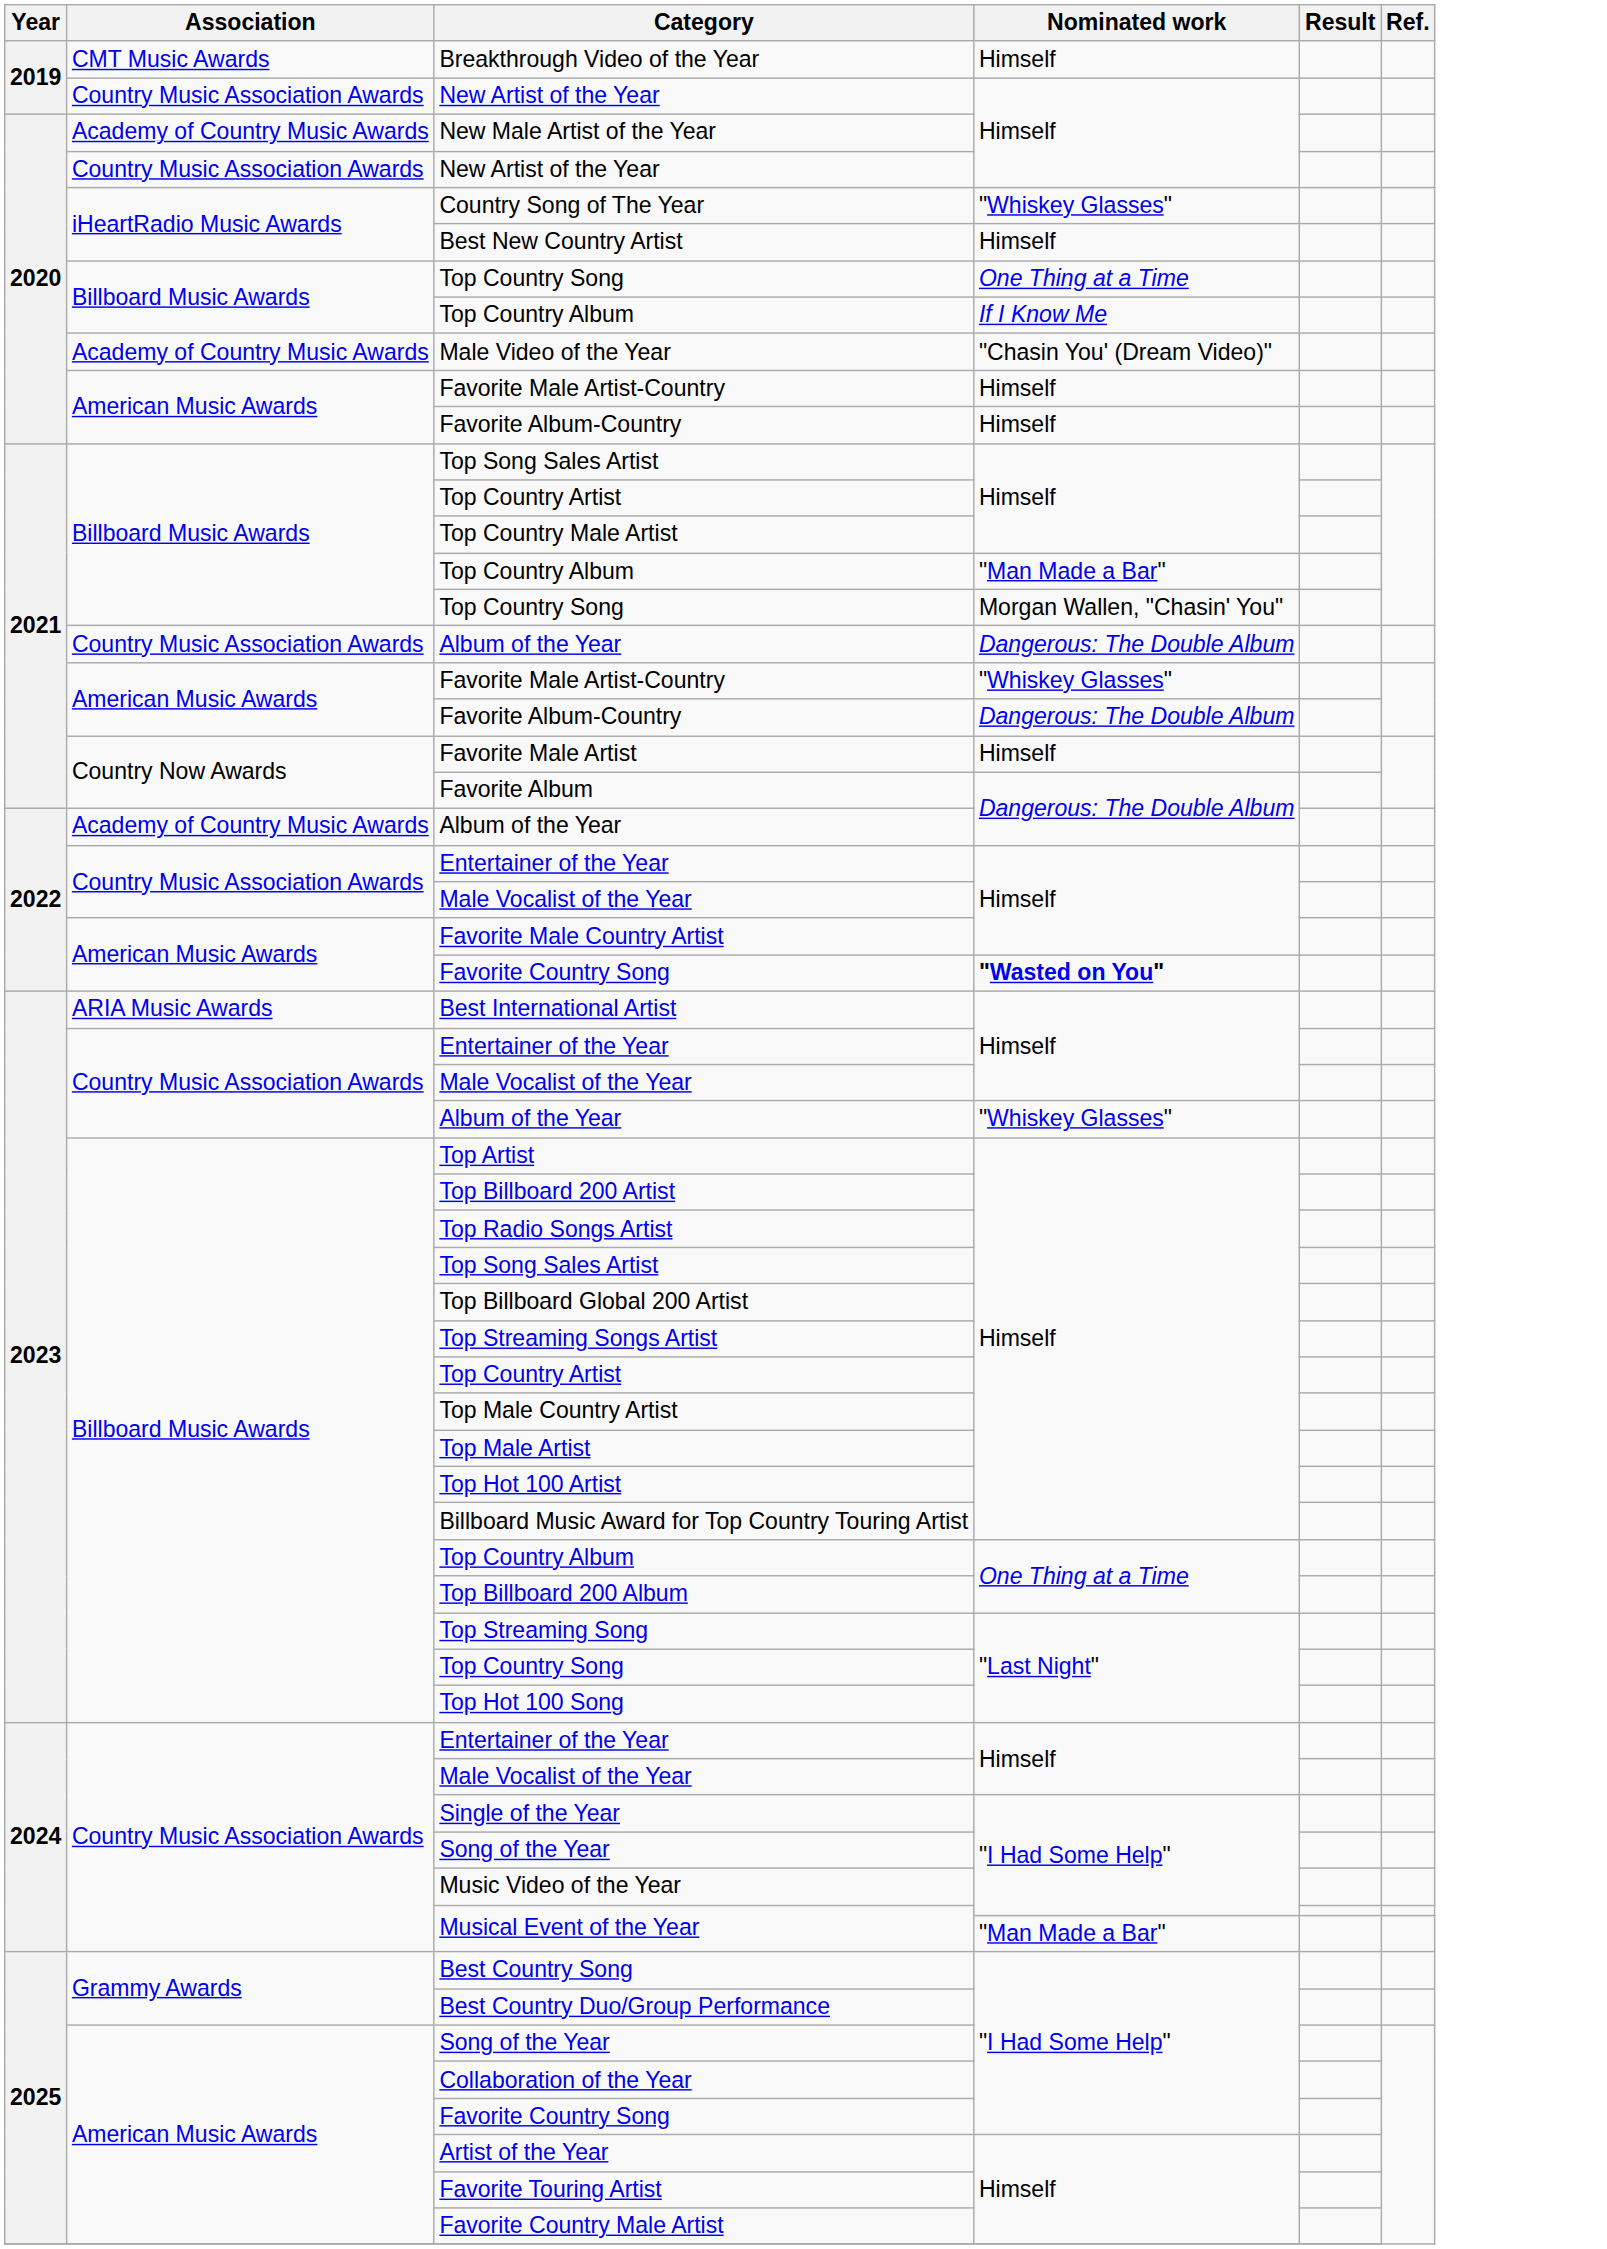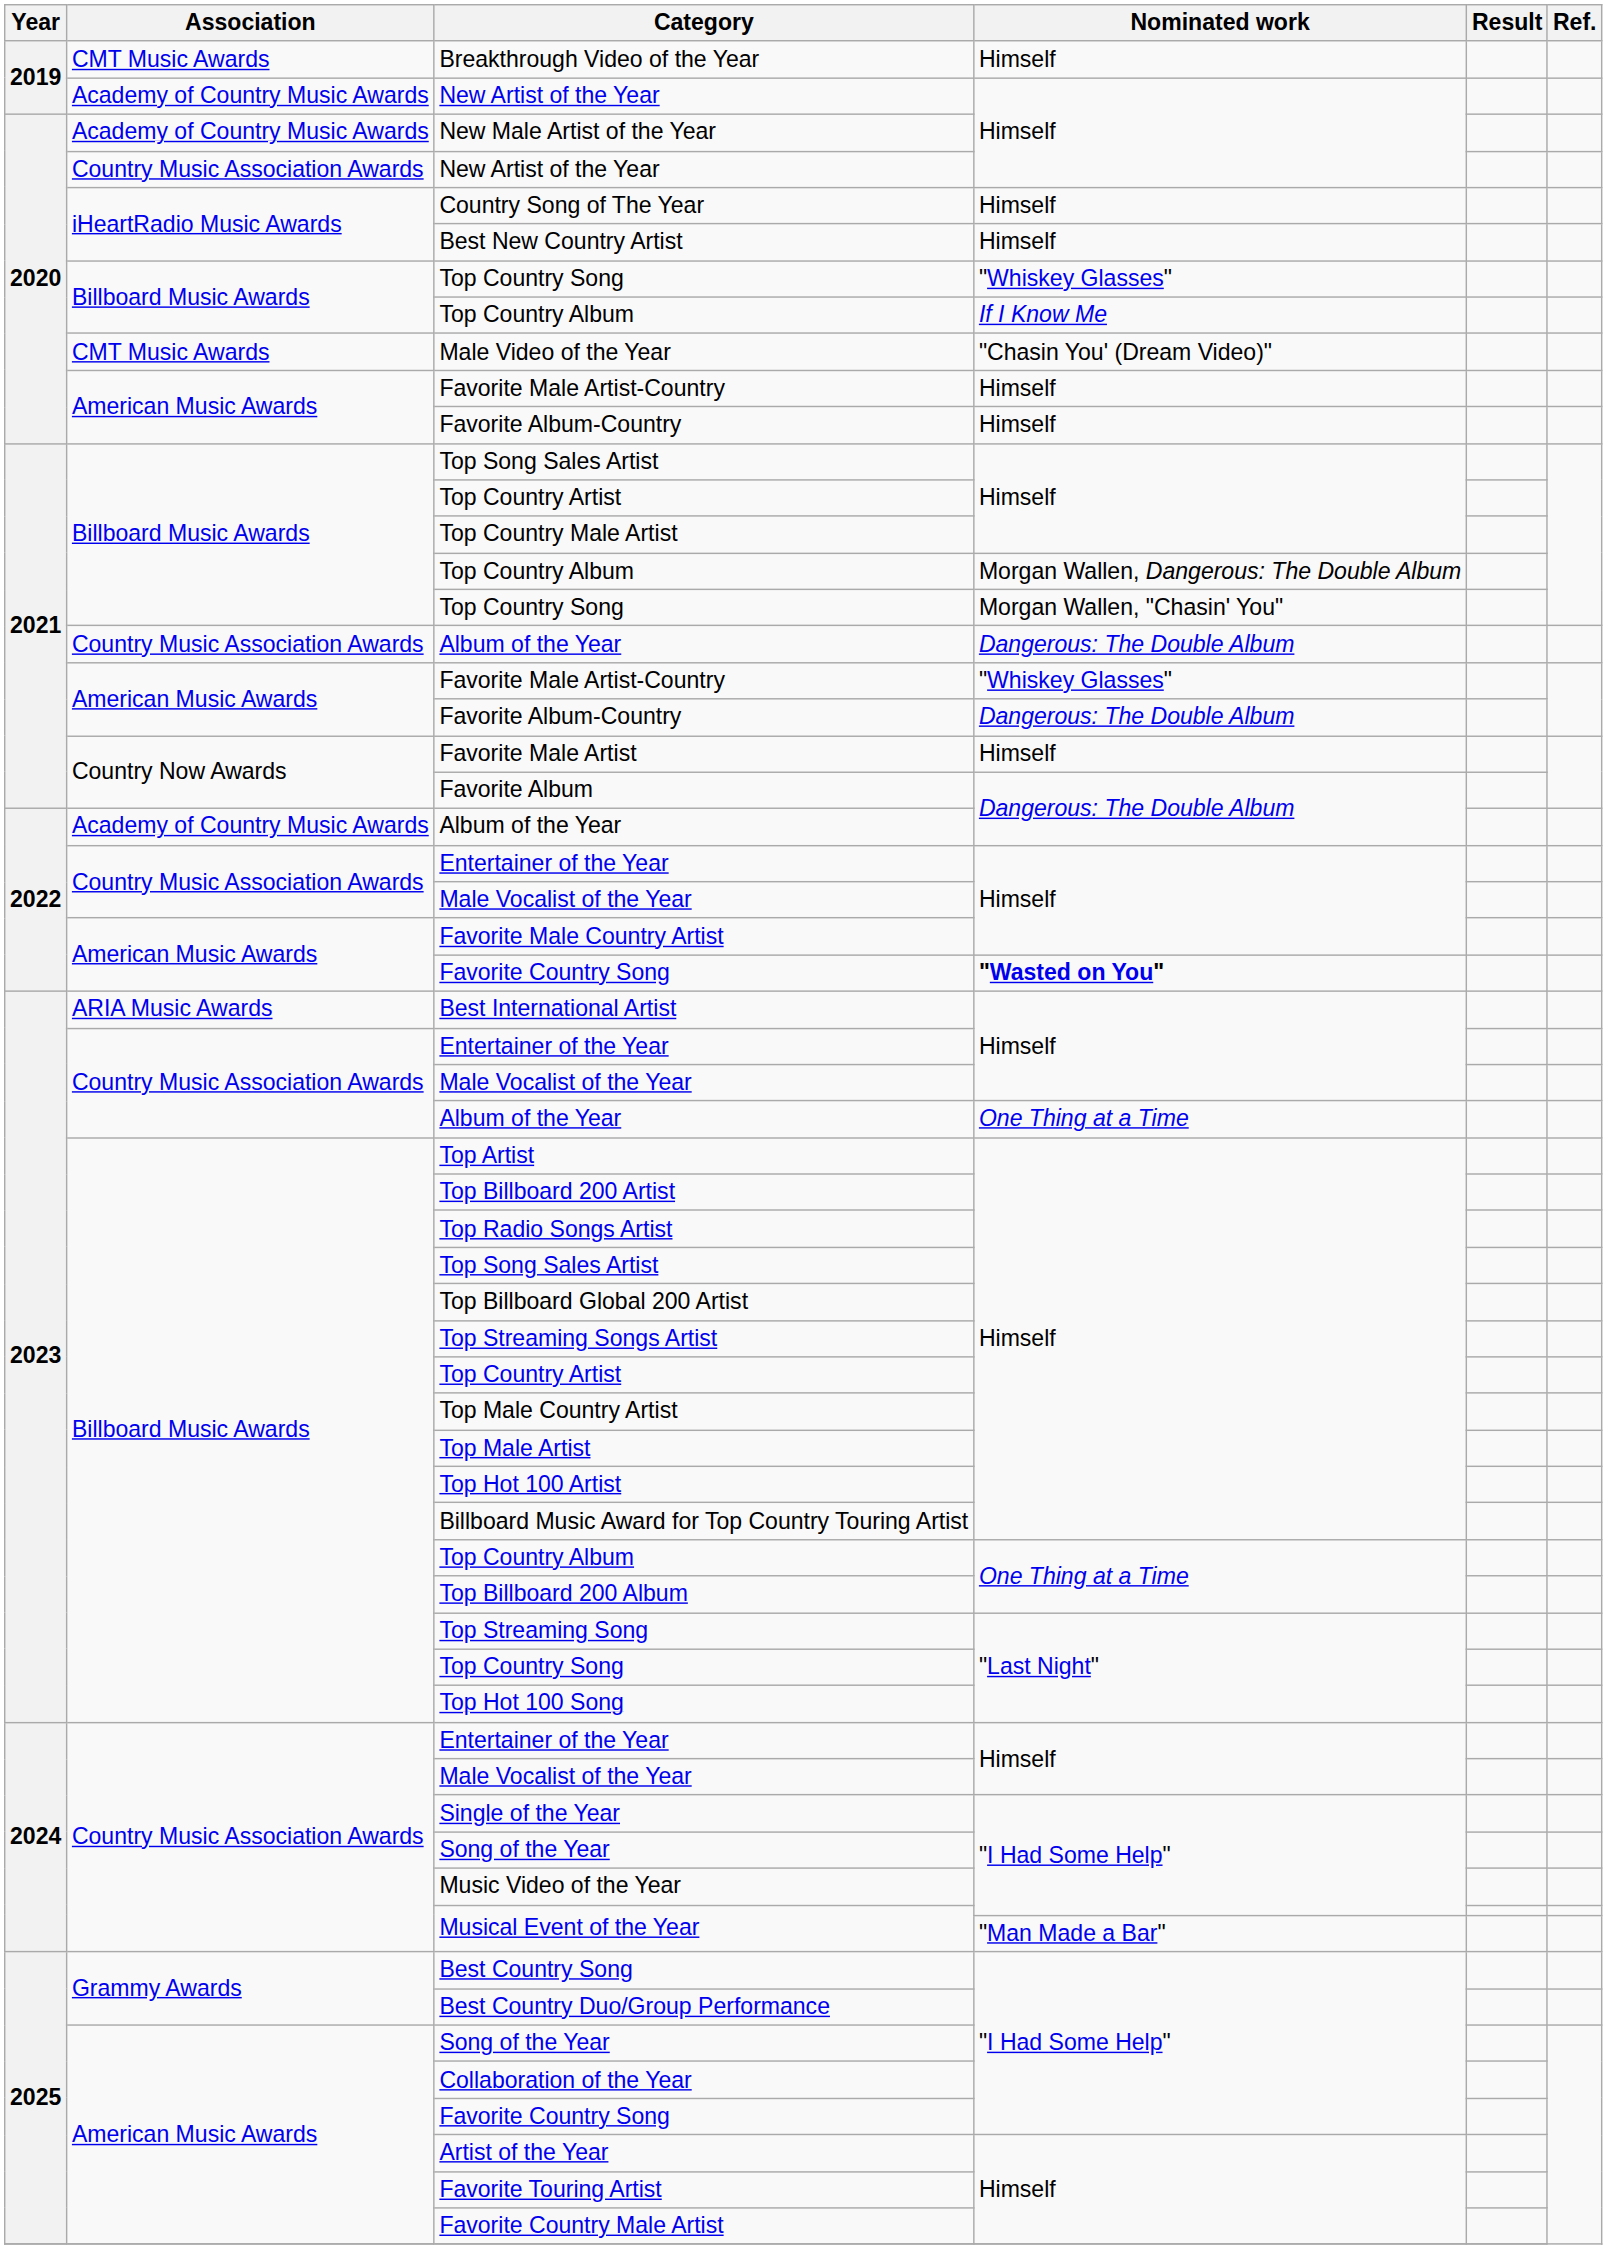(248, 95) Country Music Association Awards -> (250, 95) Academy of Country Music Awards
(1075, 205) "Whiskey Glasses" -> (1017, 205) Himself
(1084, 278) One Thing at a Time -> (1075, 278) "Whiskey Glasses"
(250, 351) Academy of Country Music Awards -> (171, 351) CMT Music Awards
(1072, 570) "Man Made a Bar" -> (1220, 570) Morgan Wallen, Dangerous: The Double Album
(1075, 1118) "Whiskey Glasses" -> (1084, 1118) One Thing at a Time
